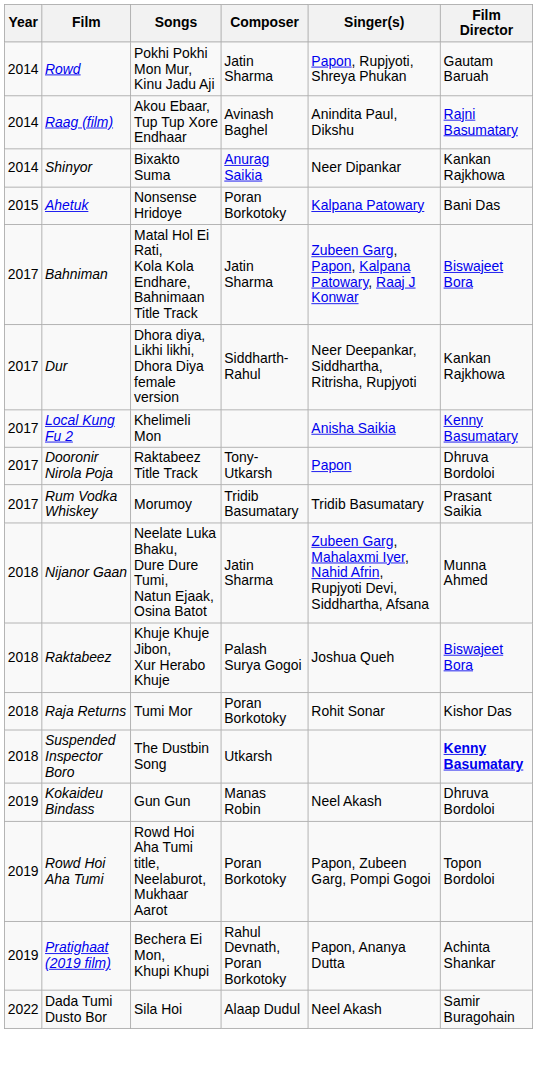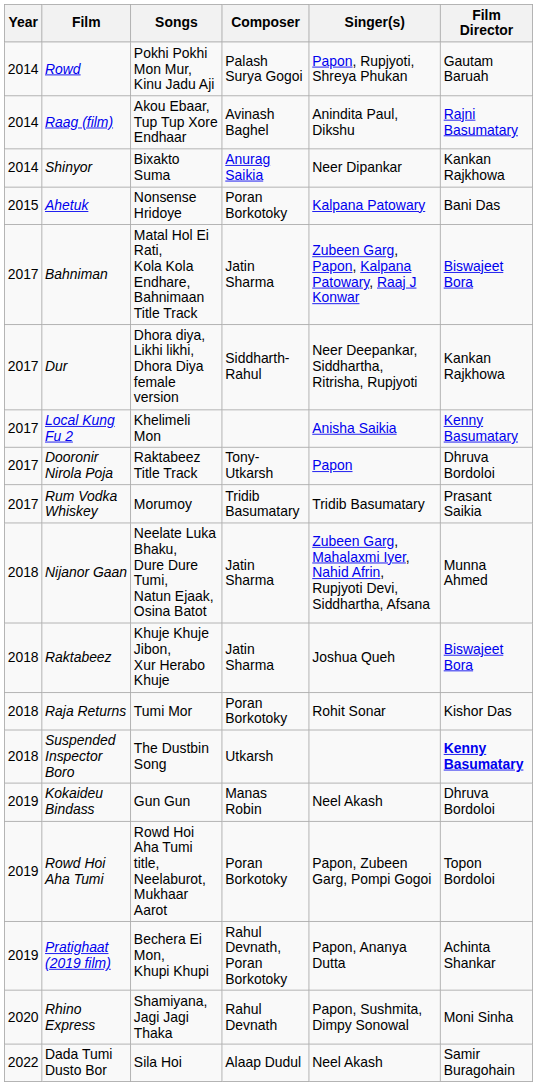(249, 68) Jatin Sharma -> (264, 68) Palash Surya Gogoi
(263, 657) Palash Surya Gogoi -> (250, 657) Jatin Sharma
+ row: (70, 1017)
